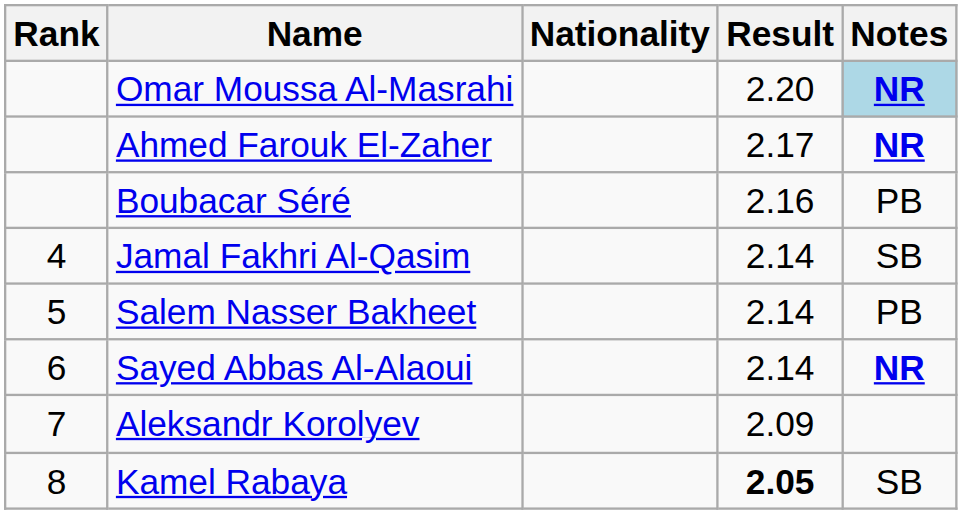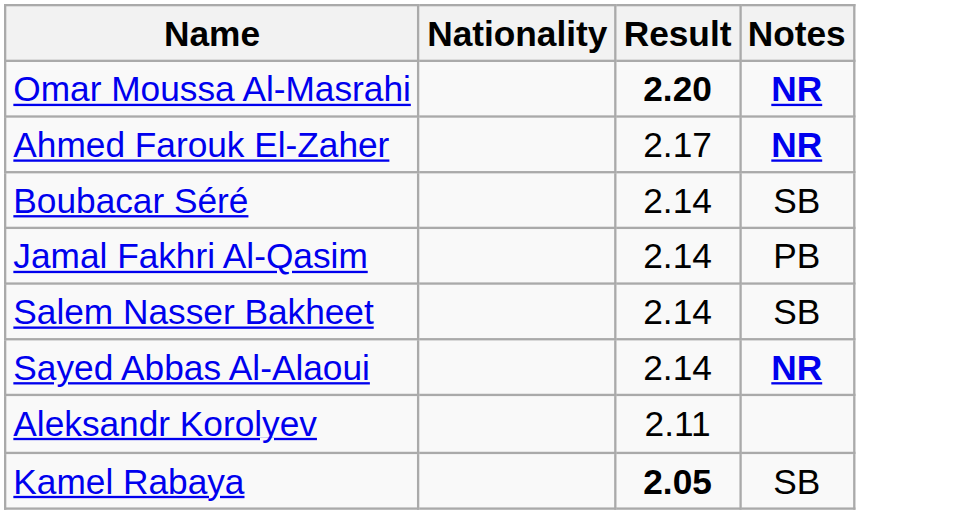- column: (56, 33)
(780, 89) normal -> (678, 89) bold
(899, 89) lightblue background -> (797, 89) no background
(780, 201) 2.16 -> (678, 201) 2.14
(899, 201) PB -> (797, 201) SB
(899, 257) SB -> (797, 257) PB
(899, 312) PB -> (797, 312) SB
(780, 424) 2.09 -> (678, 424) 2.11
